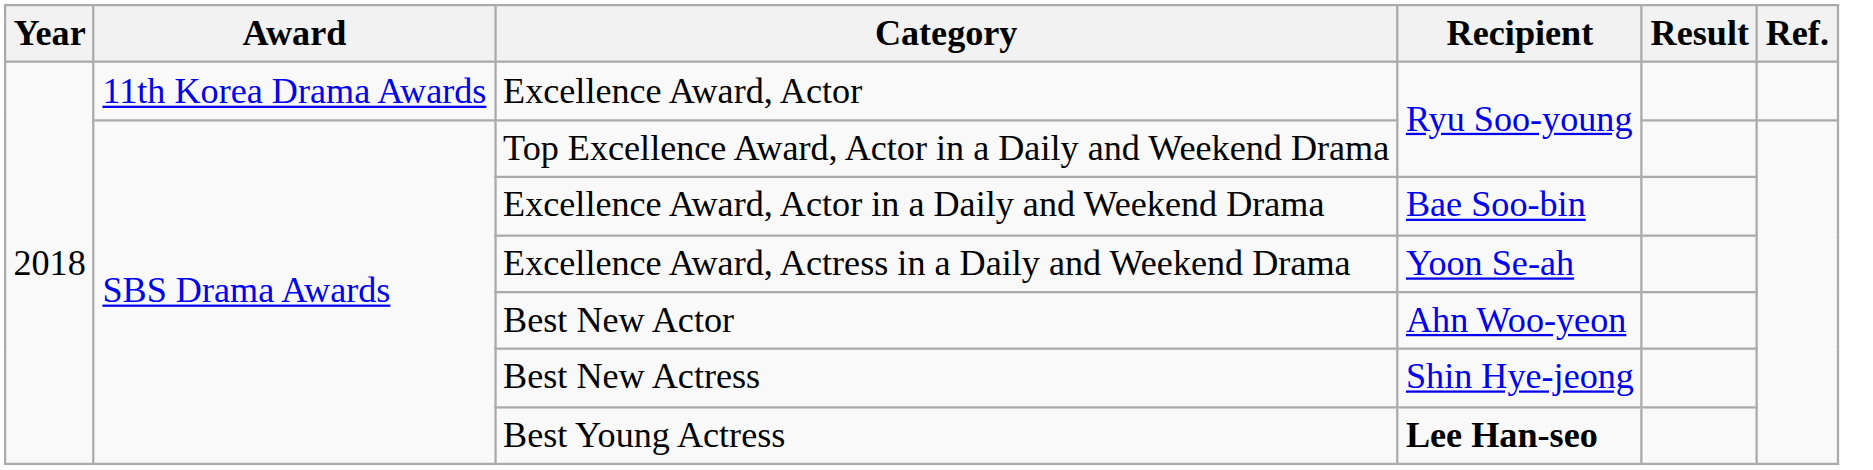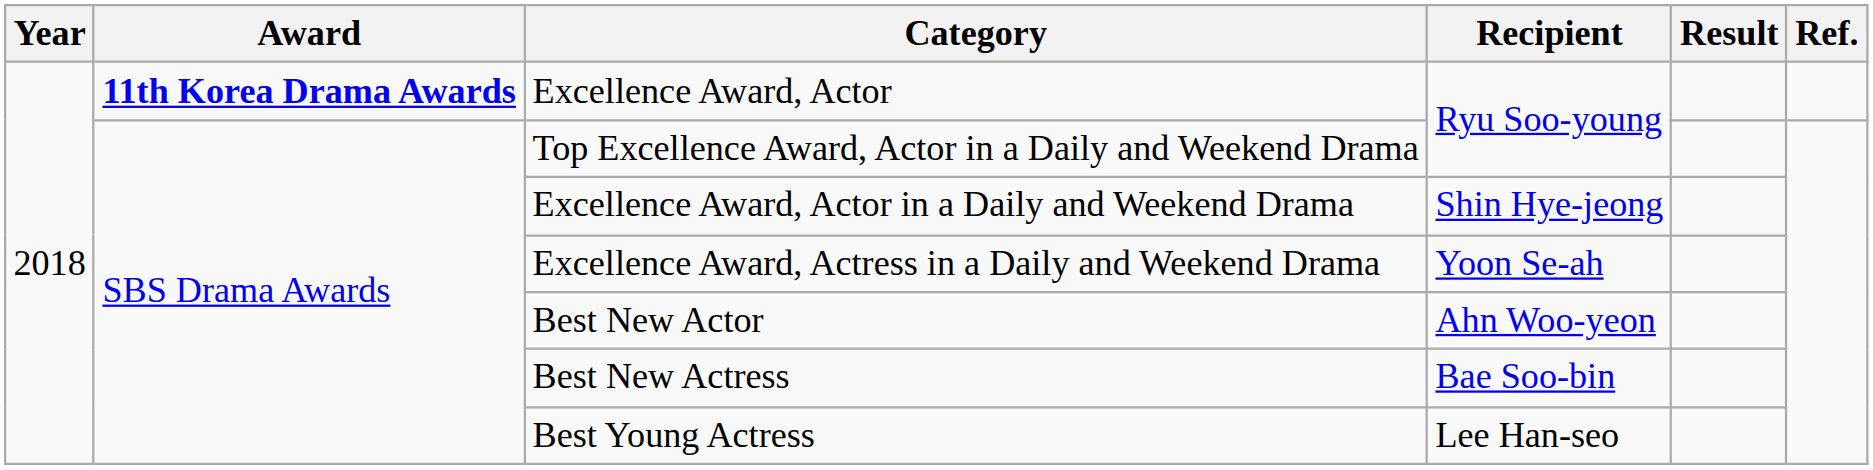(294, 90) normal -> (309, 90) bold
(1496, 205) Bae Soo-bin -> (1549, 205) Shin Hye-jeong
(1520, 377) Shin Hye-jeong -> (1525, 377) Bae Soo-bin
(1502, 434) bold -> (1527, 434) normal
